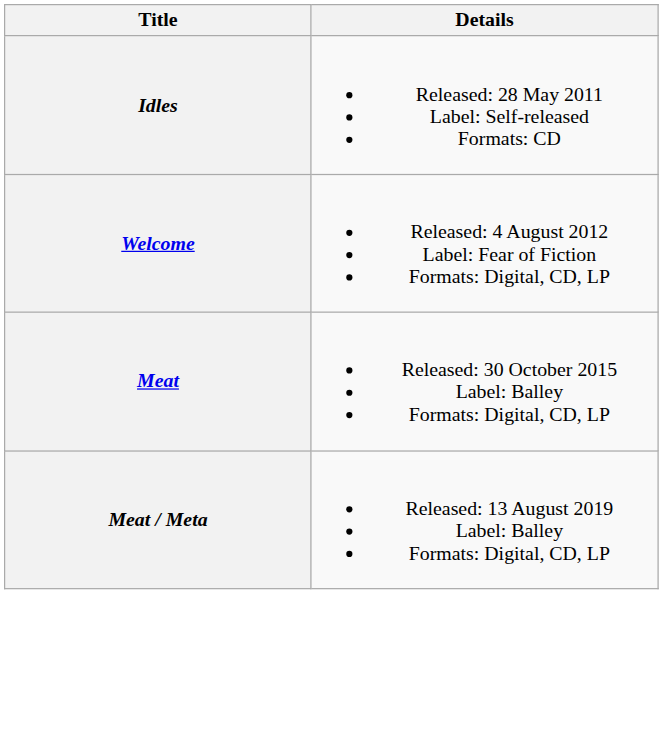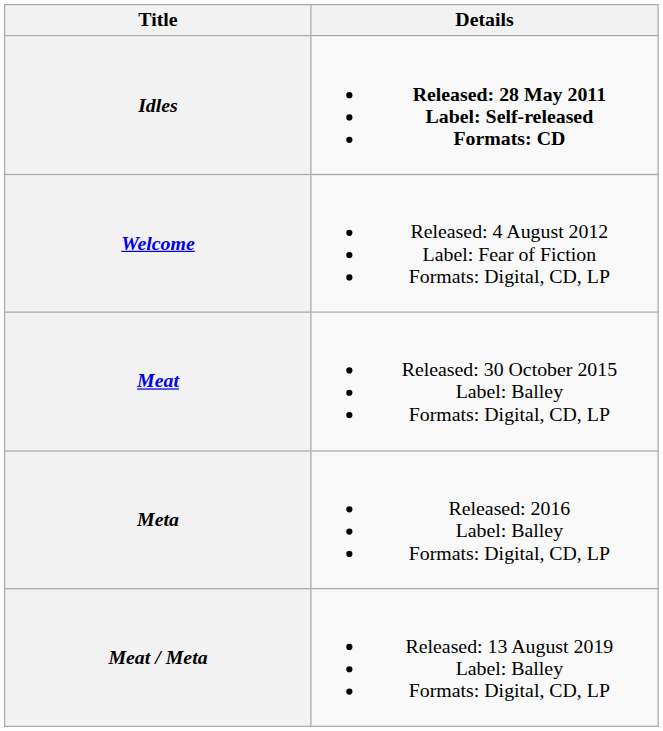(485, 116) normal -> (485, 116) bold
+ row: (158, 519)
